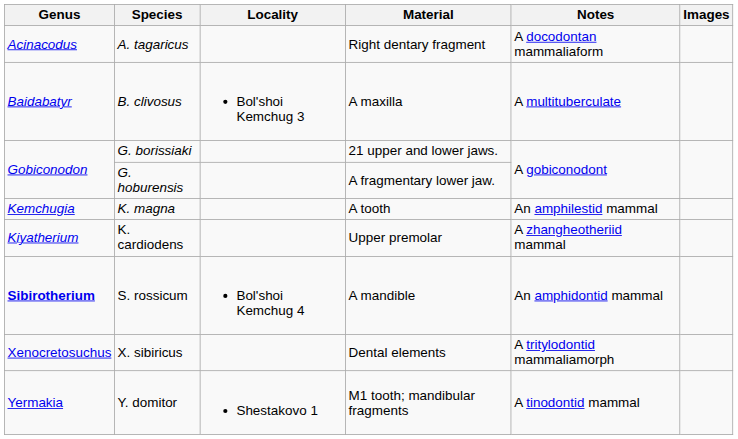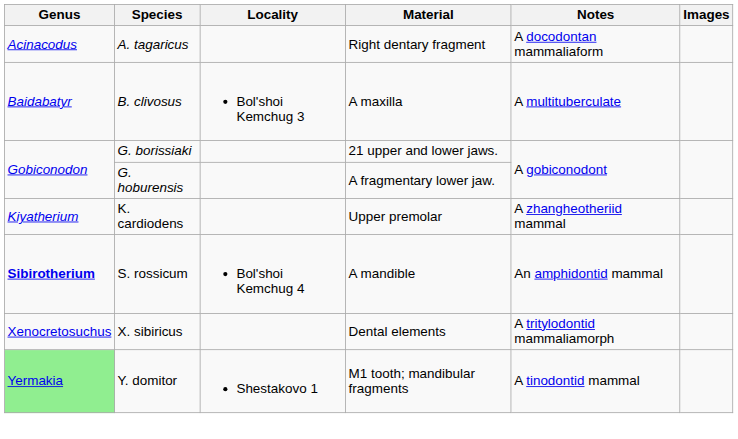- row: (146, 209)
(35, 402) no background -> (35, 381) lightgreen background
